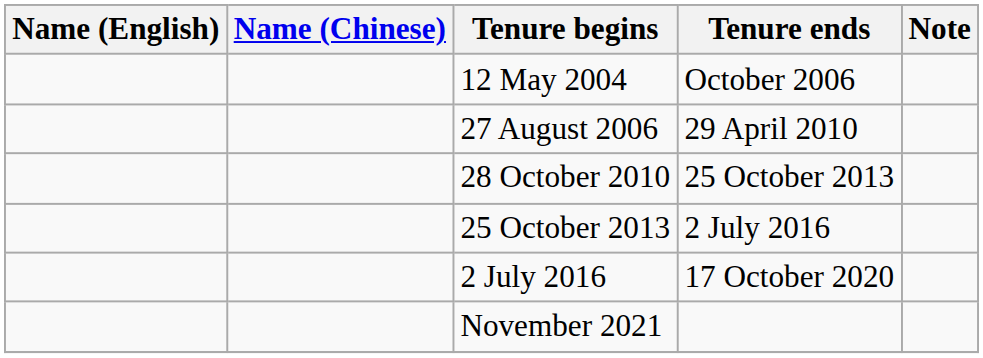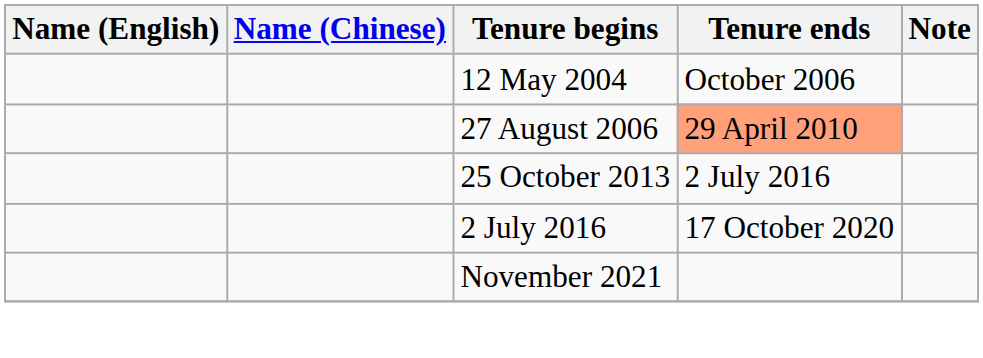(771, 128) no background -> (771, 128) lightsalmon background
- row: (565, 177)
